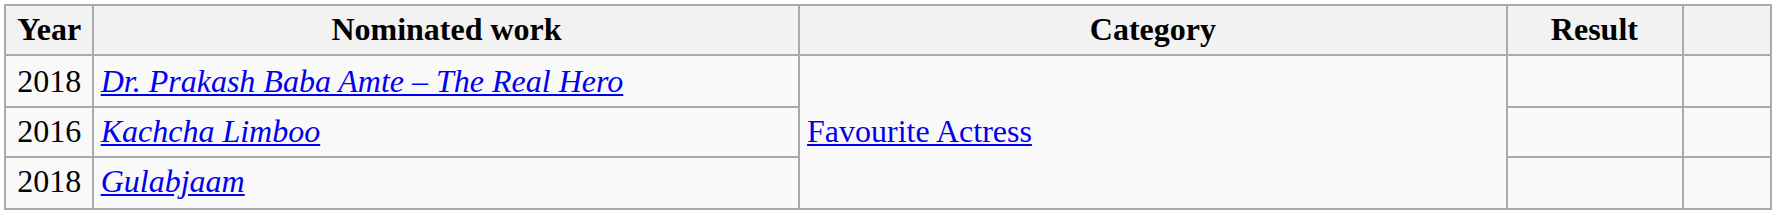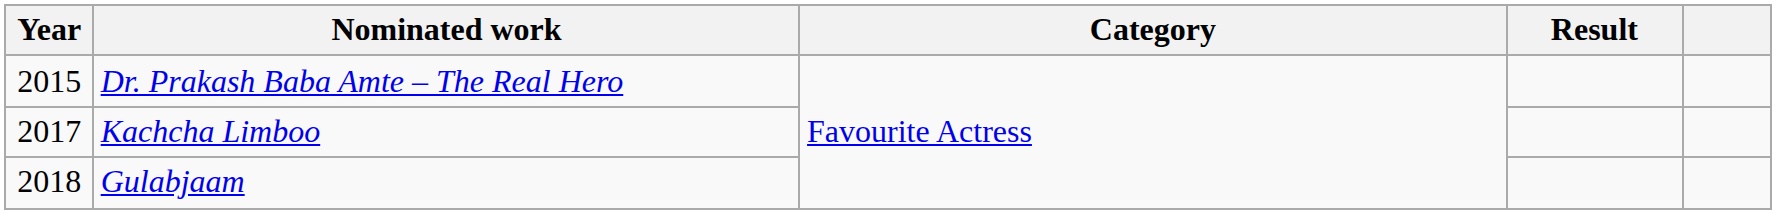(49, 80) 2018 -> (49, 80) 2015
(49, 131) 2016 -> (49, 131) 2017
